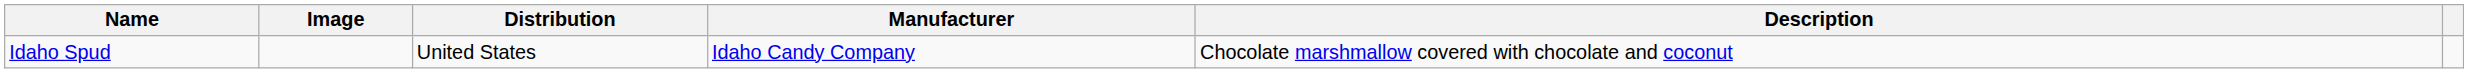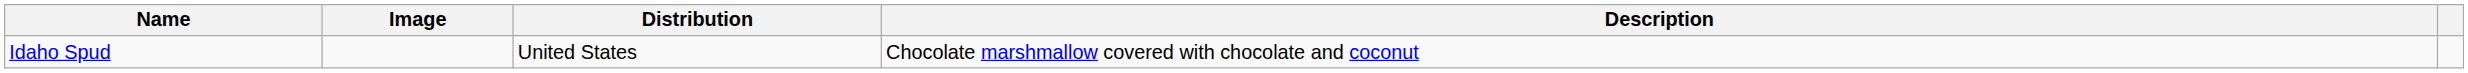- column: (951, 20)
